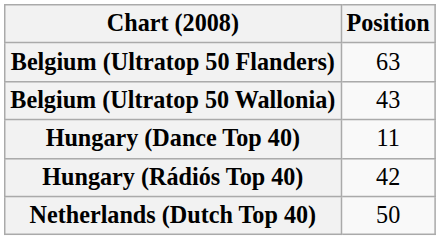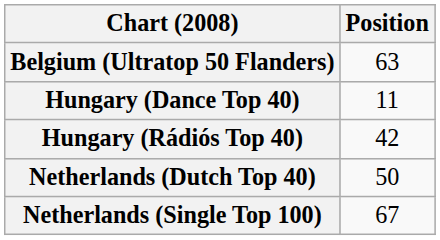- row: (173, 100)
+ row: (172, 215)
